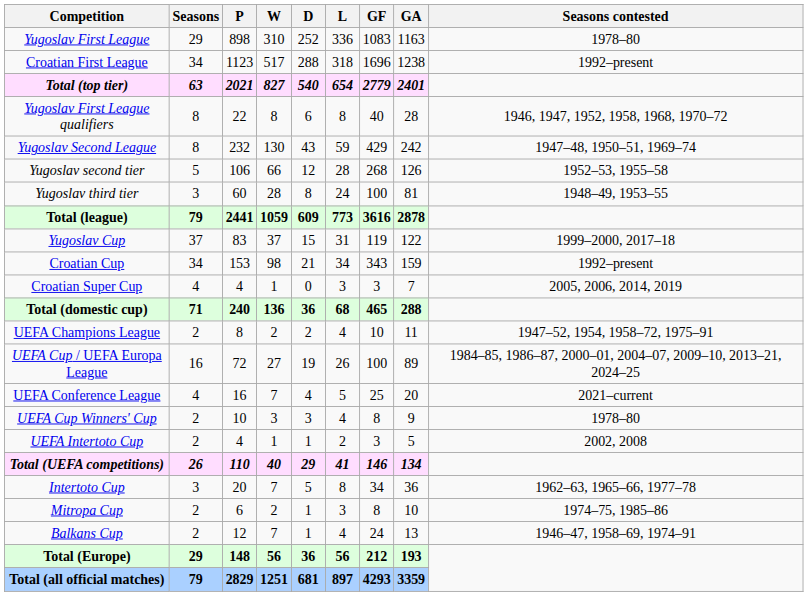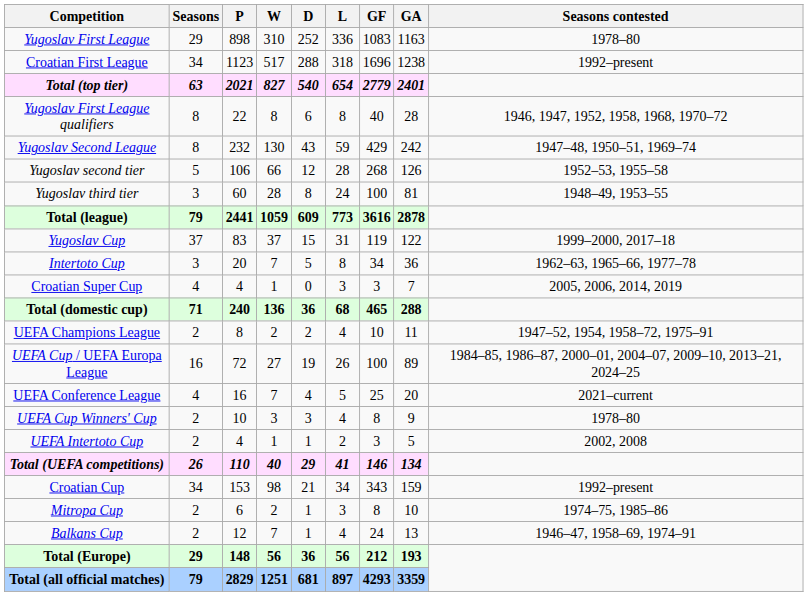rows swapped: (87, 263) <-> (87, 487)
